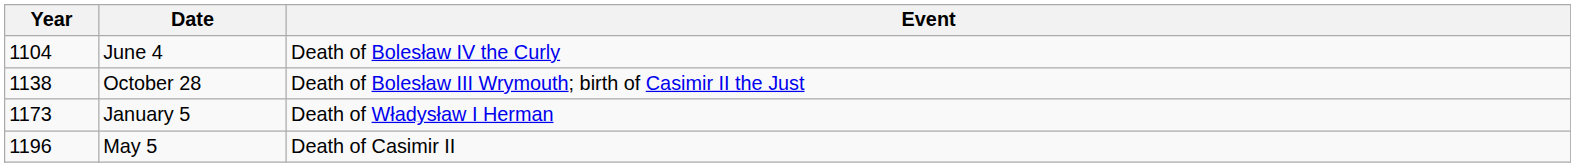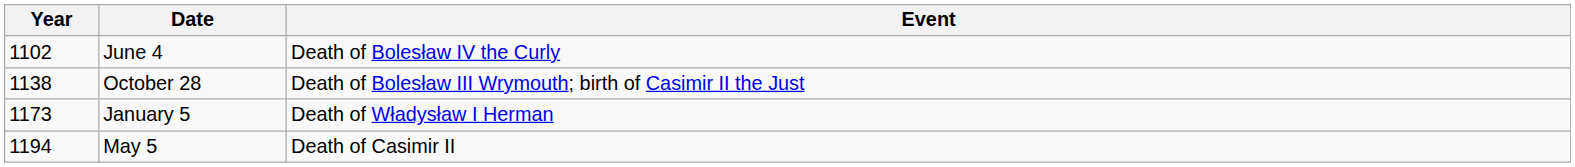(31, 51) 1104 -> (31, 51) 1102
(31, 146) 1196 -> (31, 146) 1194
